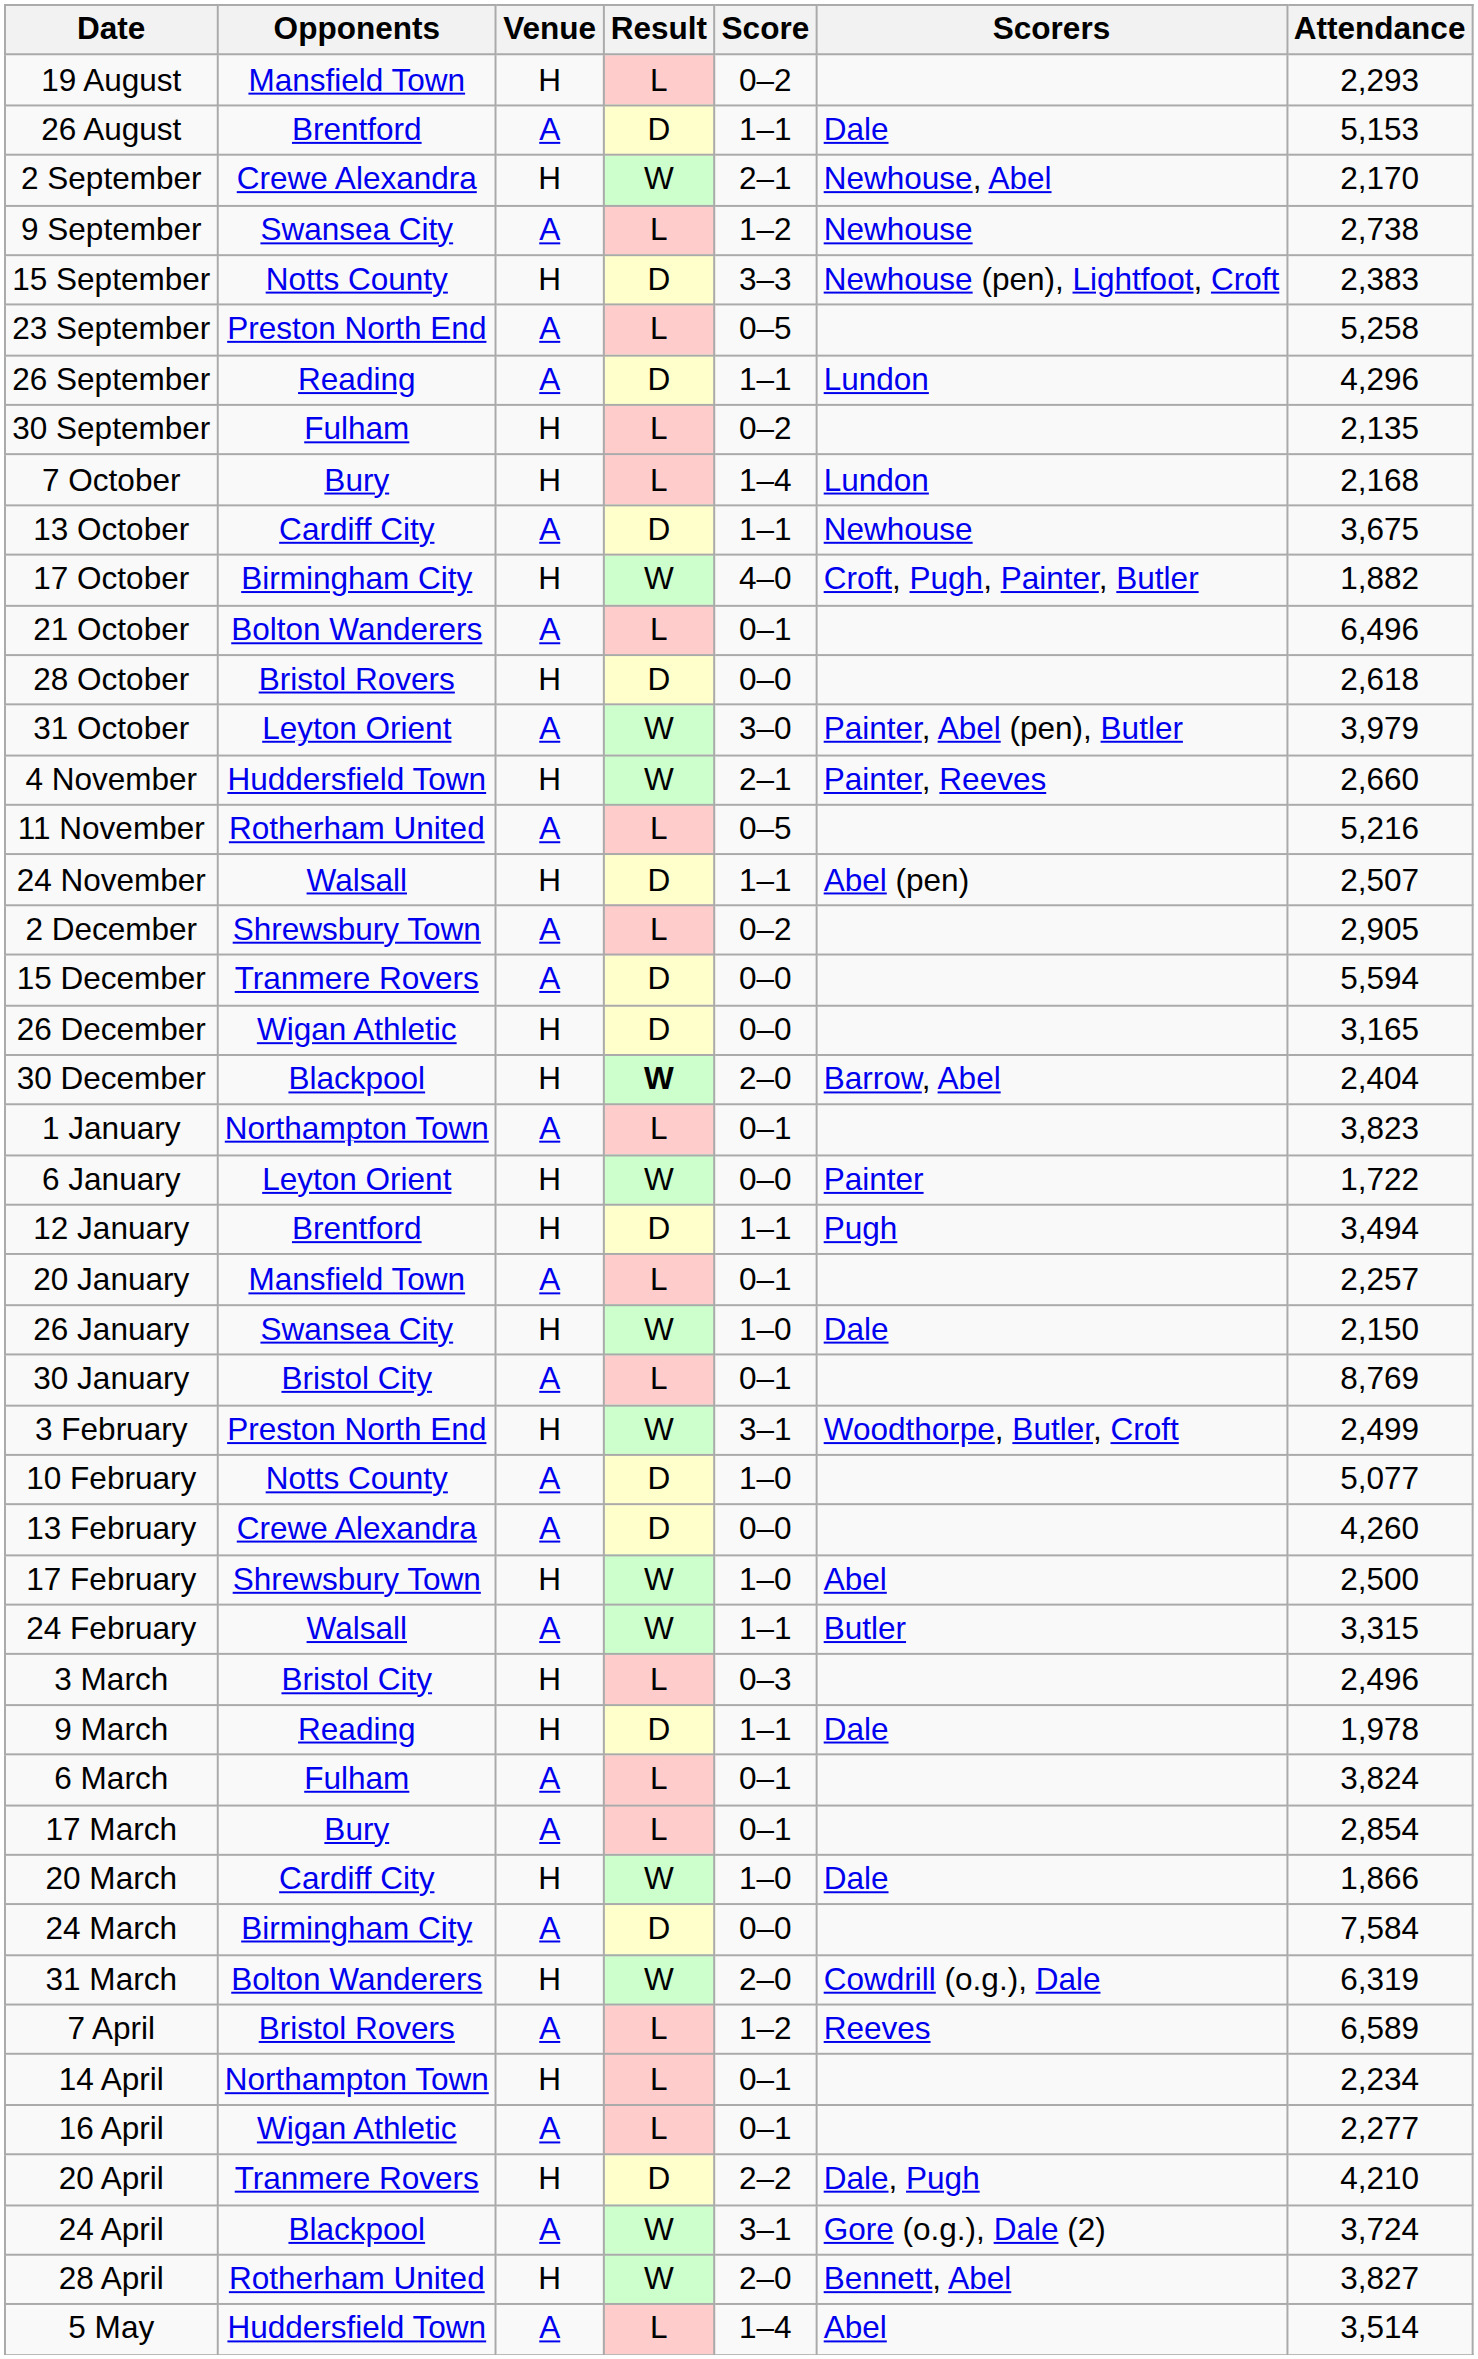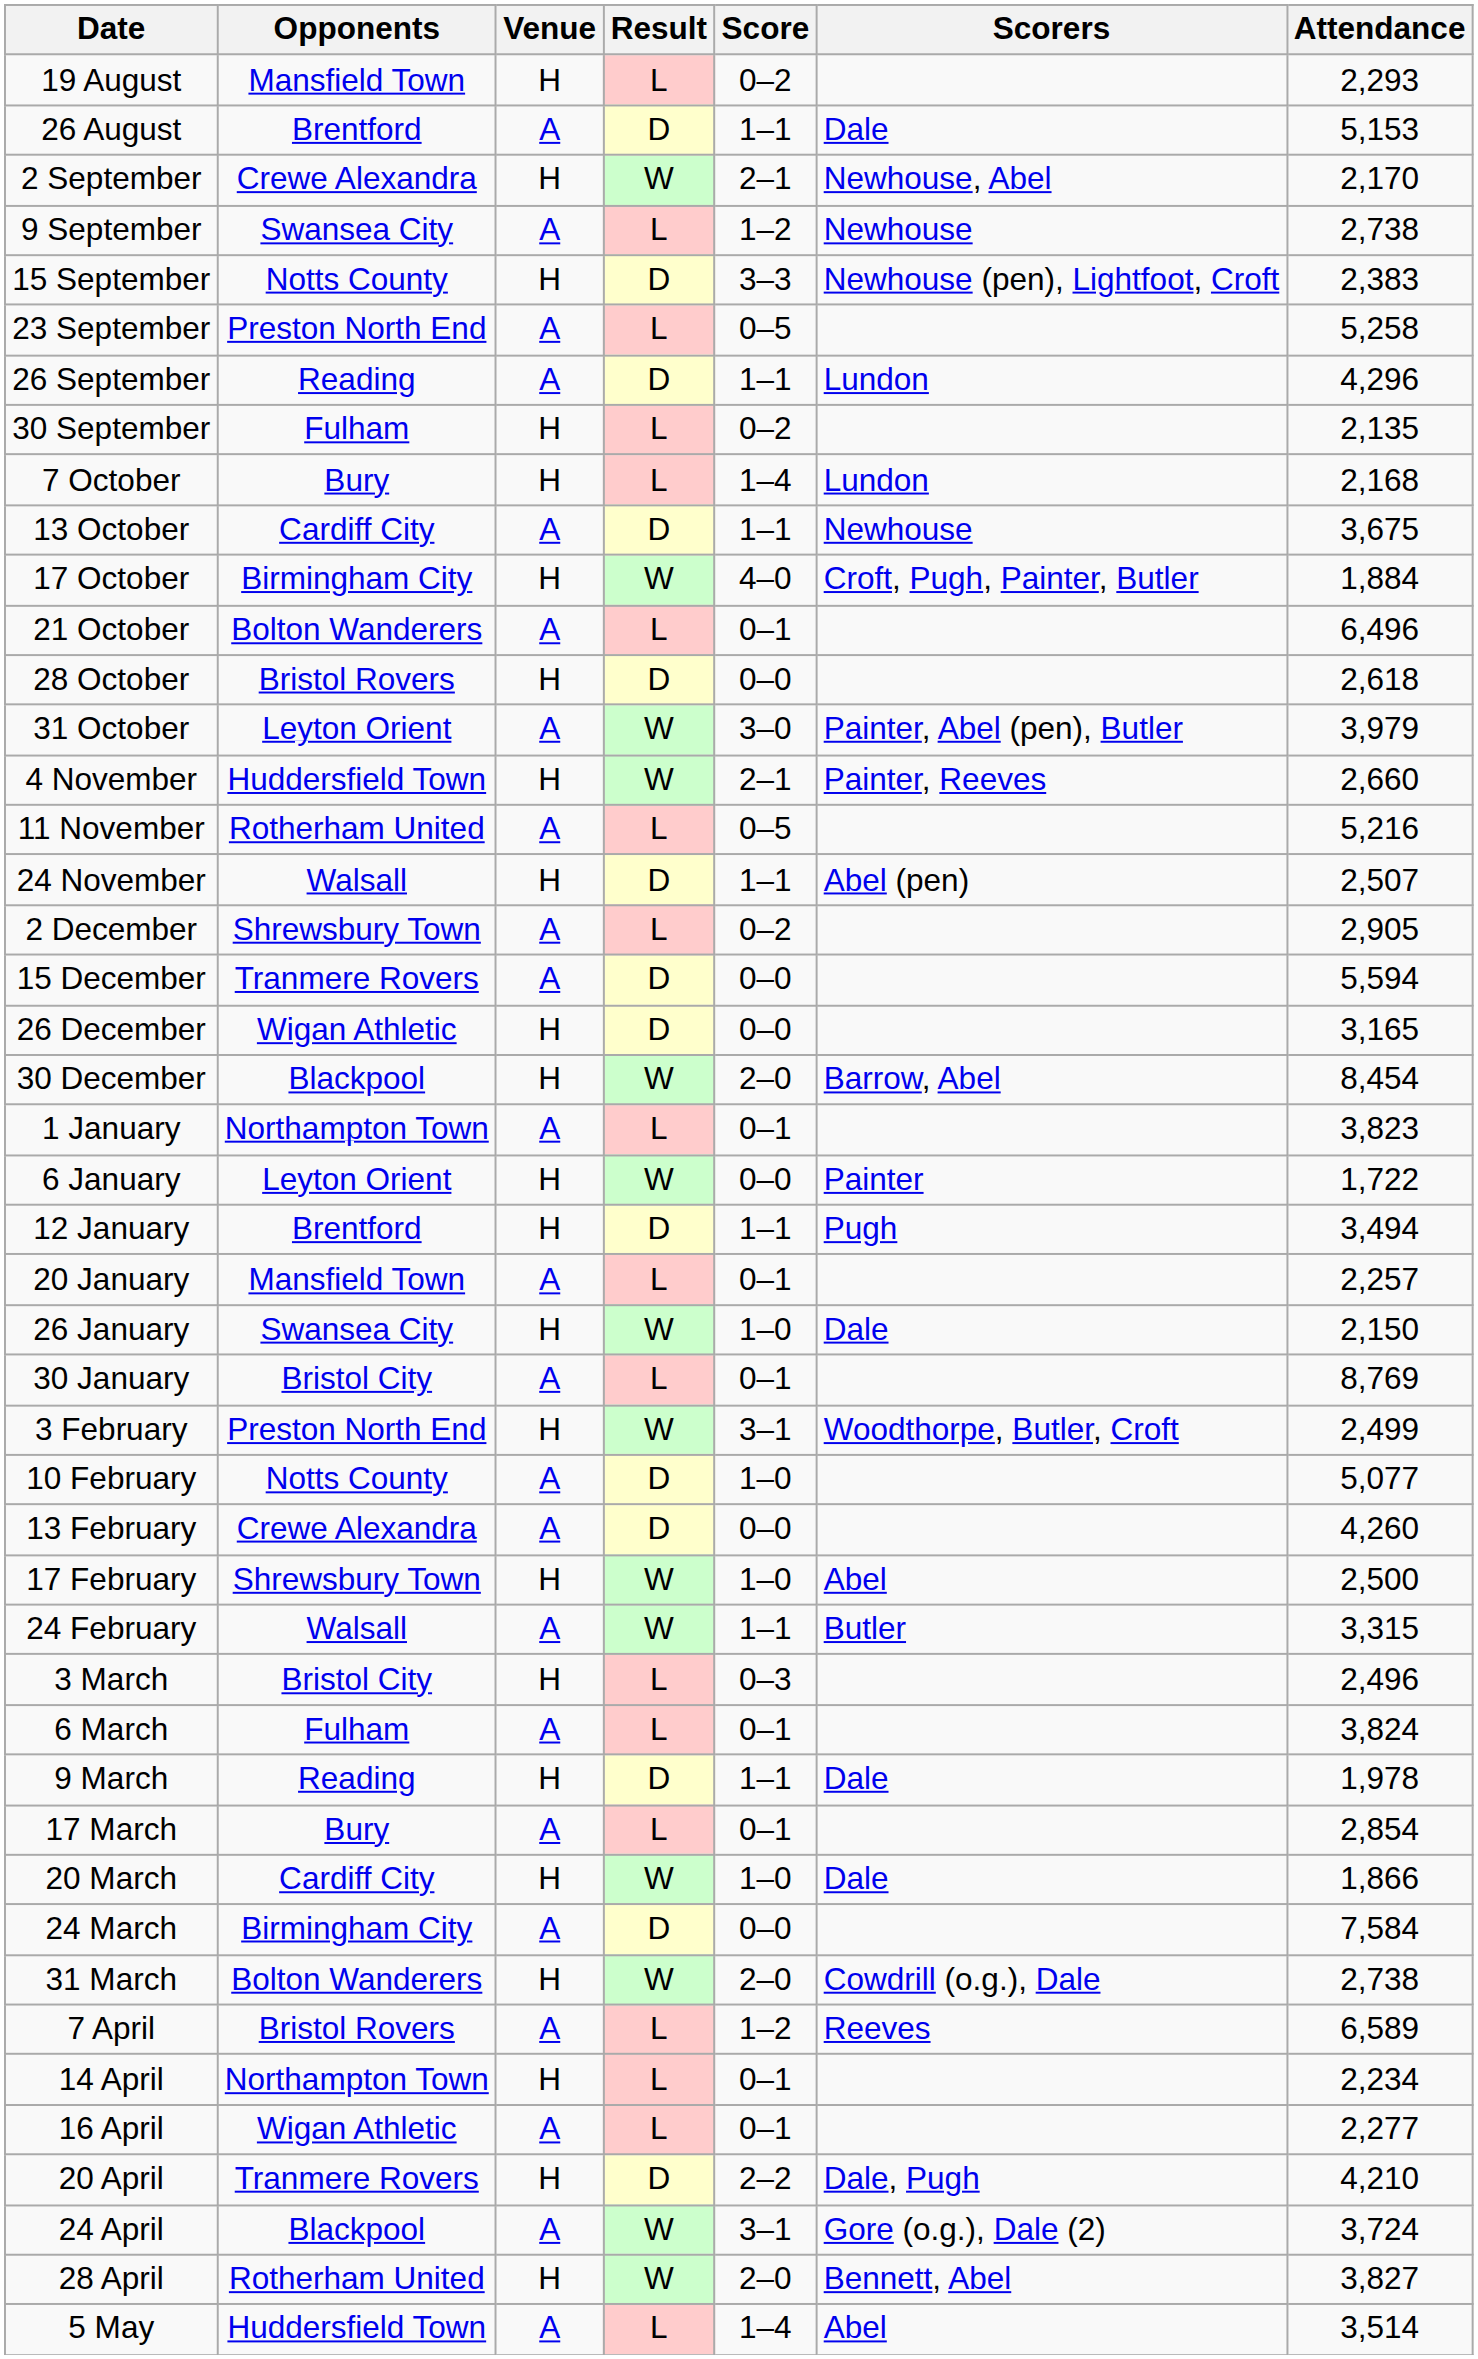(1380, 579) 1,882 -> (1380, 579) 1,884
(659, 1079) bold -> (659, 1079) normal
(1380, 1079) 2,404 -> (1380, 1079) 8,454
rows swapped: (111, 1779) <-> (111, 1729)
(1380, 1979) 6,319 -> (1380, 1979) 2,738
